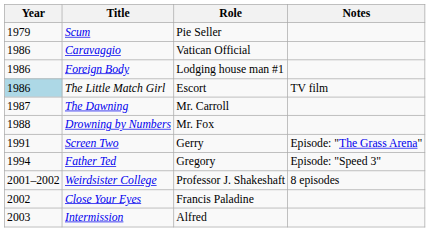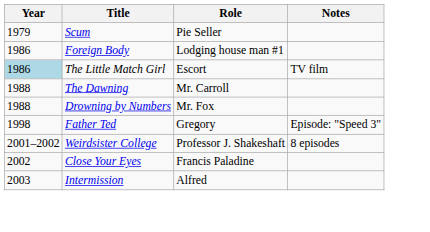- row: (93, 50)
(19, 106) 1987 -> (19, 87) 1988
- row: (92, 143)
(19, 161) 1994 -> (19, 124) 1998
